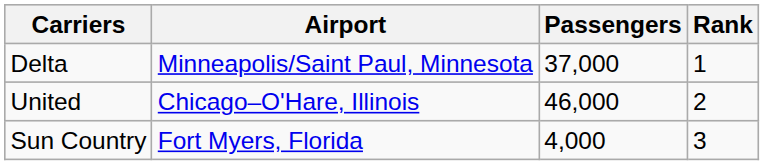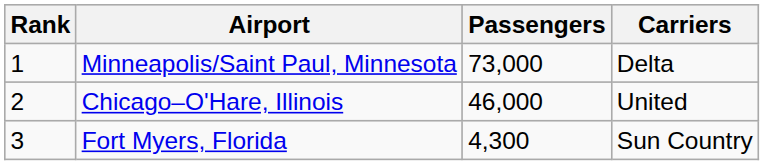columns swapped: (723, 24) <-> (78, 24)
(582, 63) 37,000 -> (506, 63) 73,000
(575, 141) 4,000 -> (499, 141) 4,300
